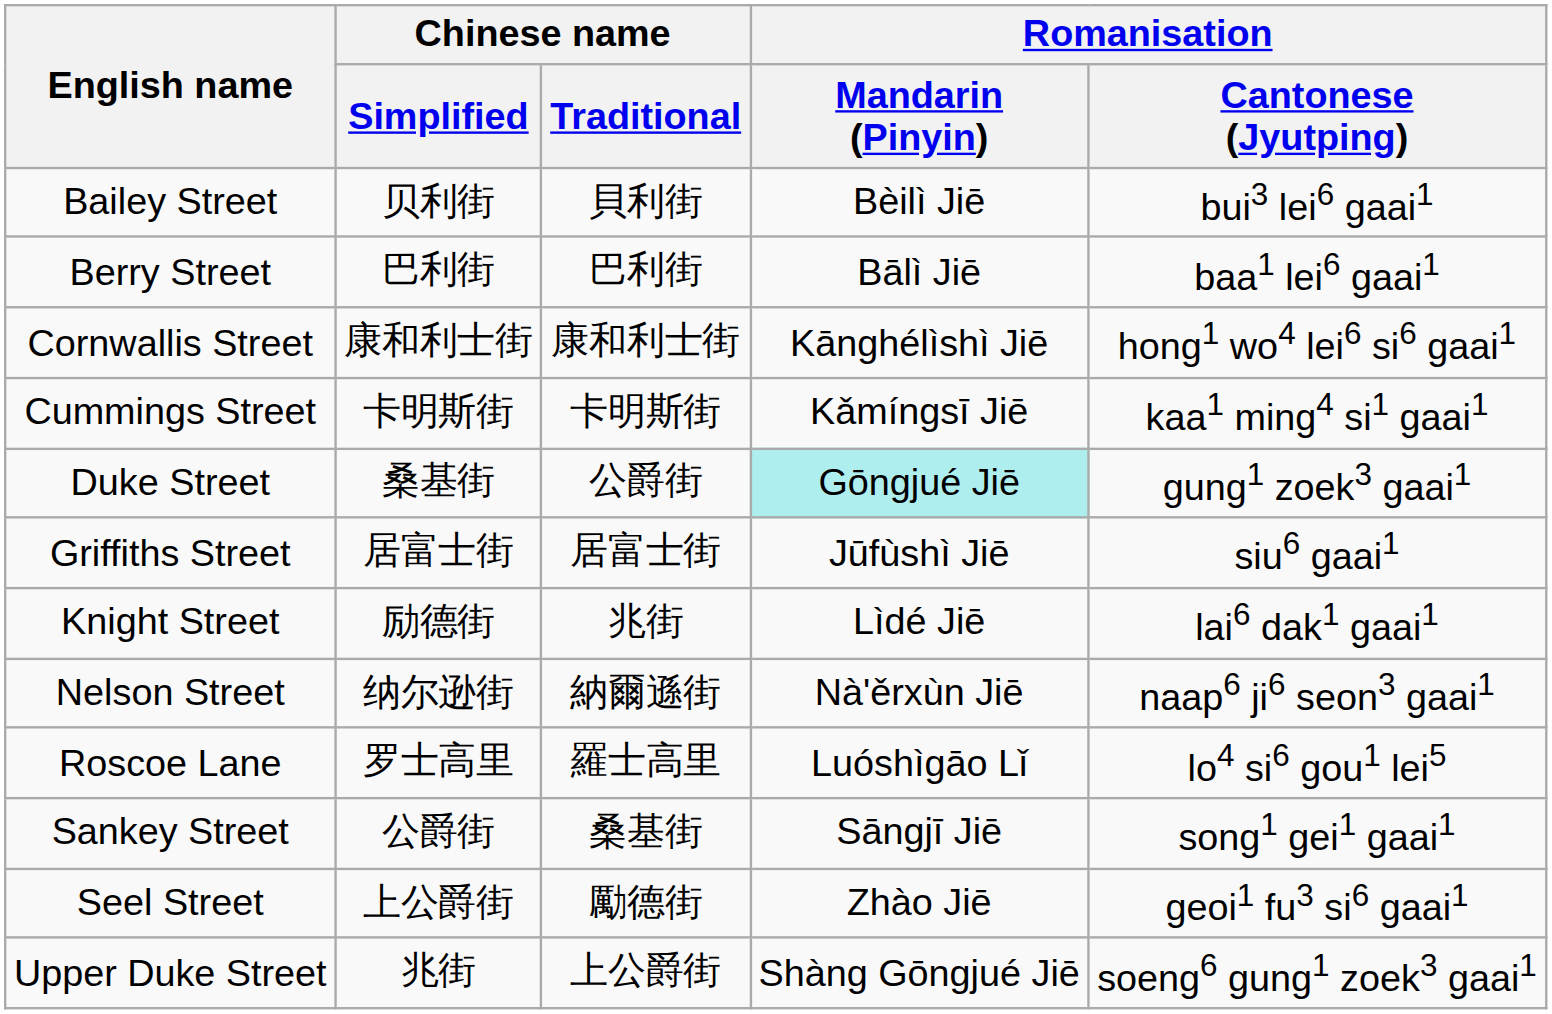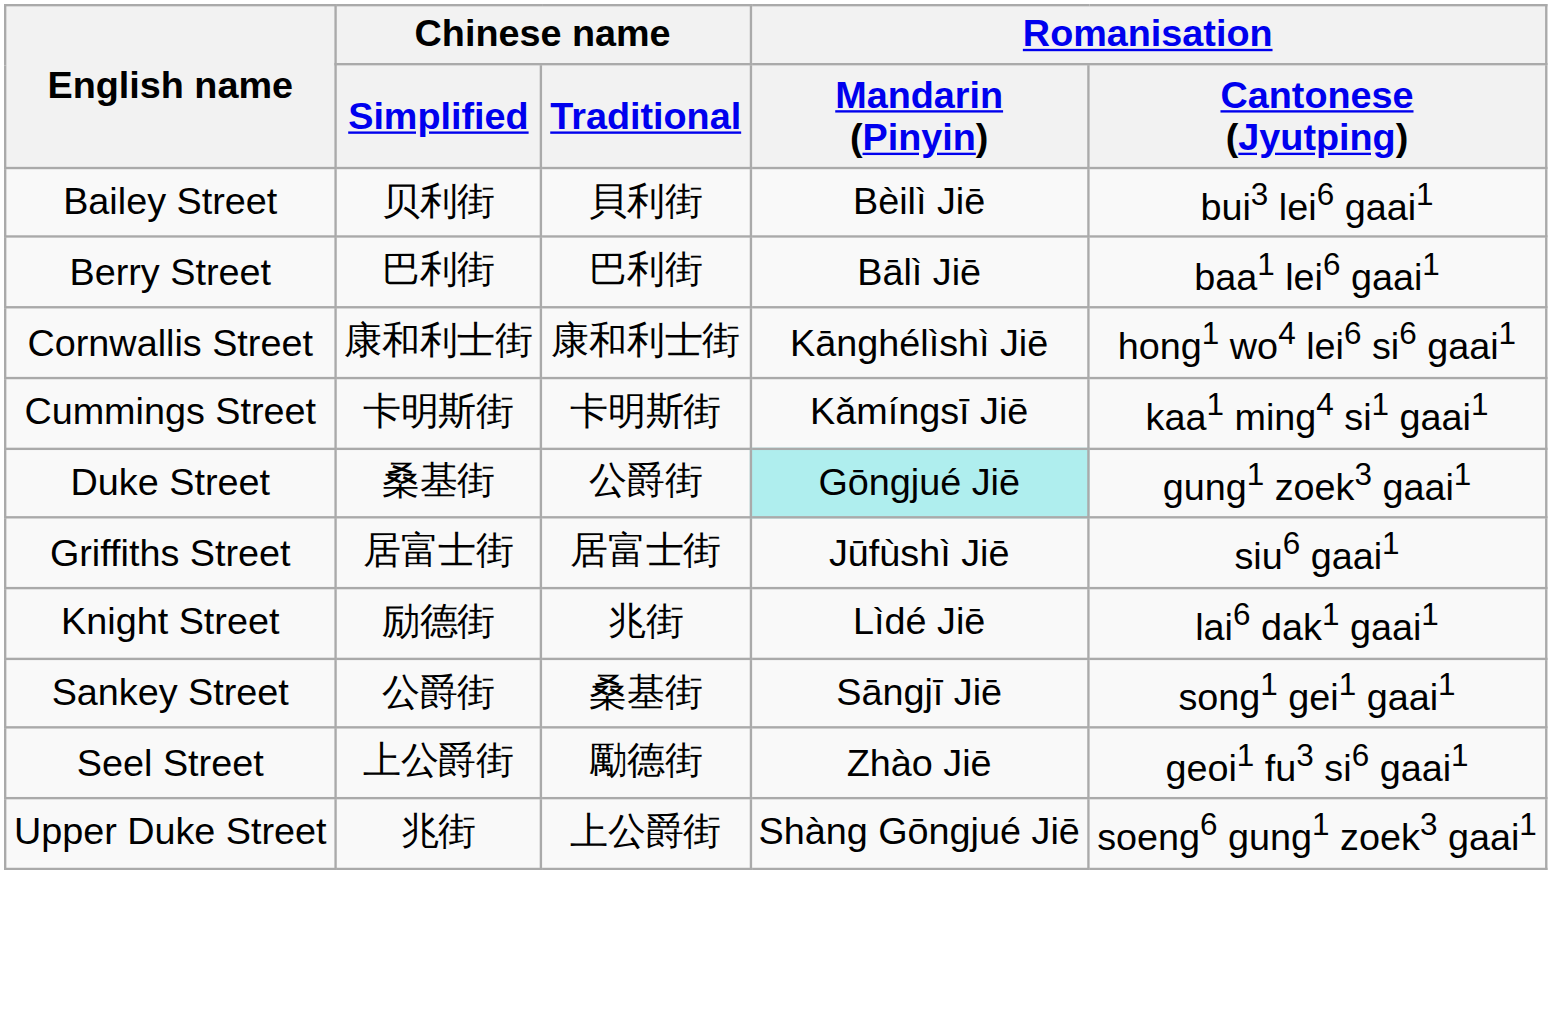- row: (170, 692)
- row: (170, 762)
